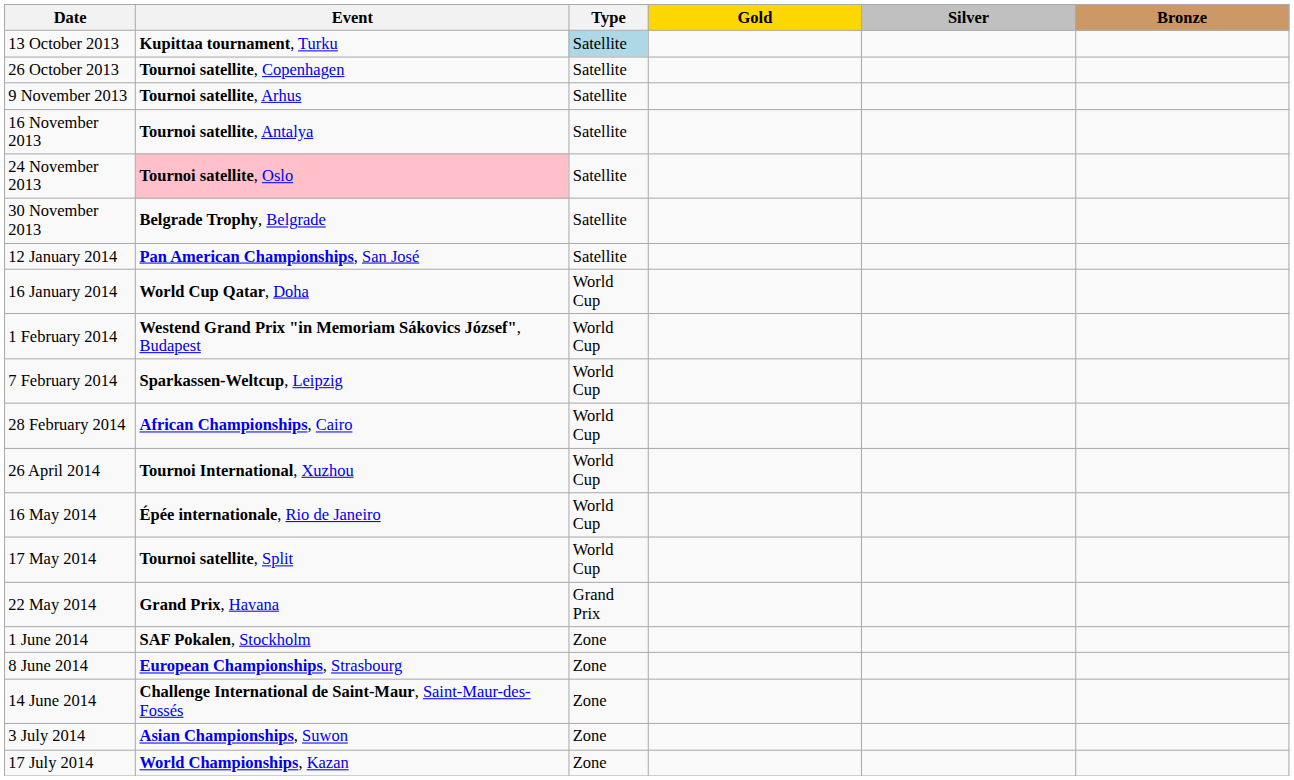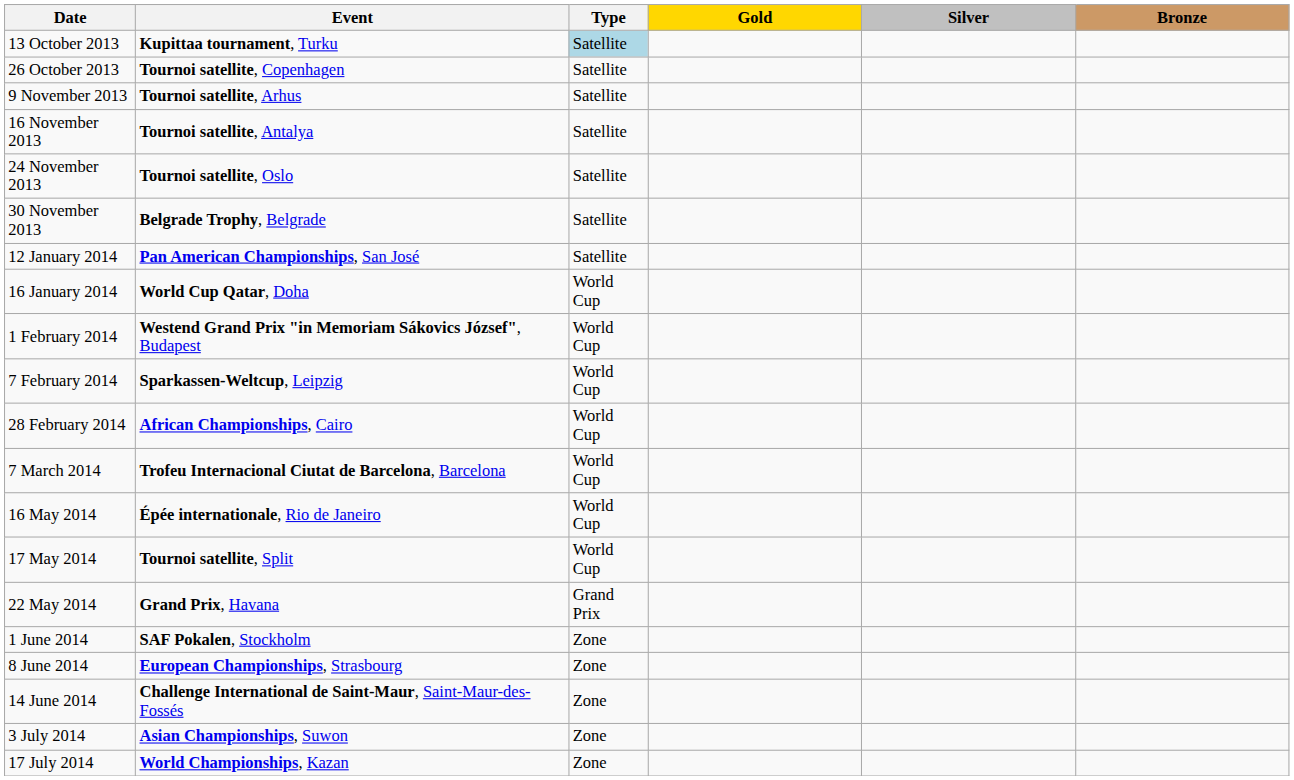(216, 176) pink background -> (216, 176) no background
+ row: (55, 470)
- row: (54, 470)
